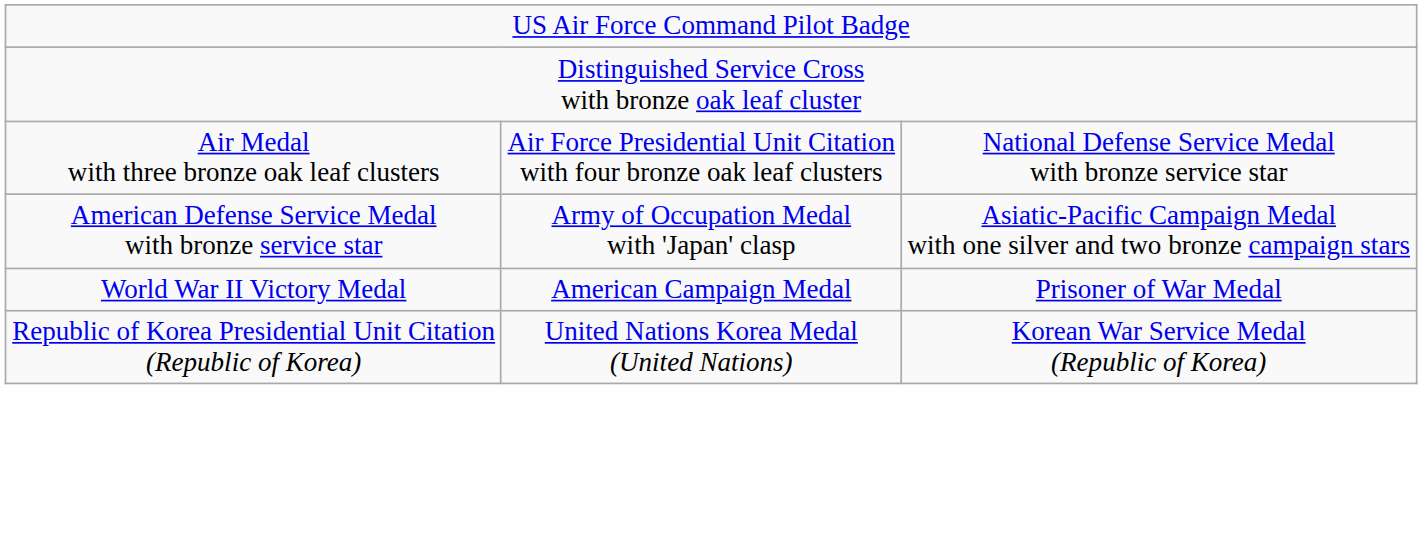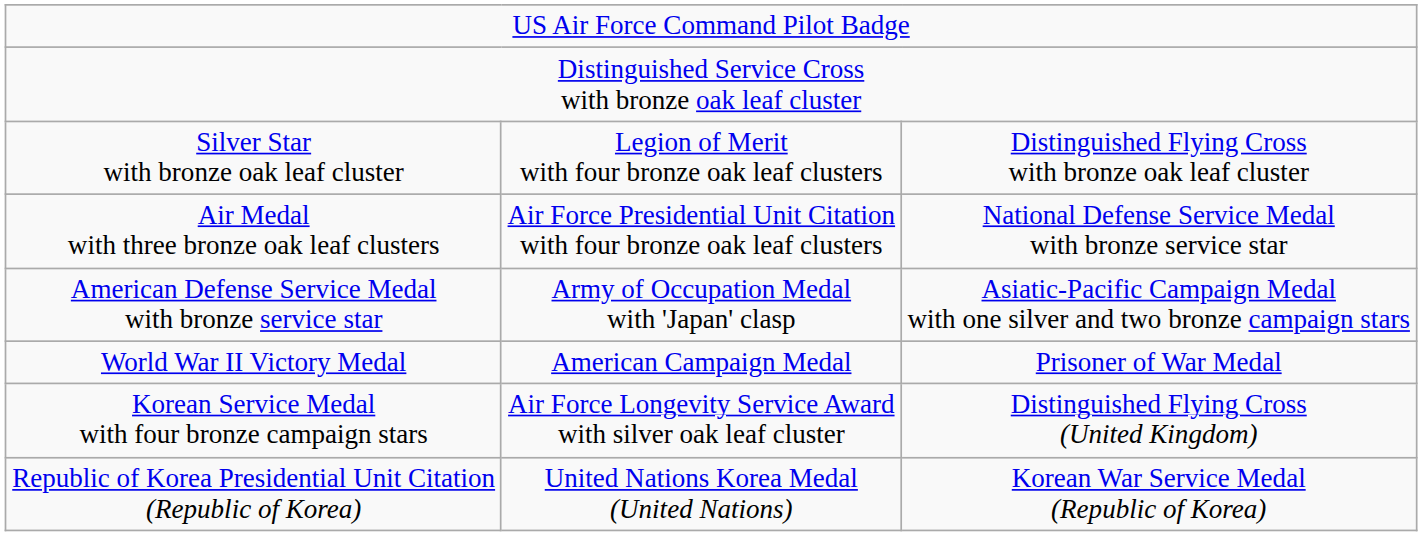+ row: (254, 157)
+ row: (254, 420)
